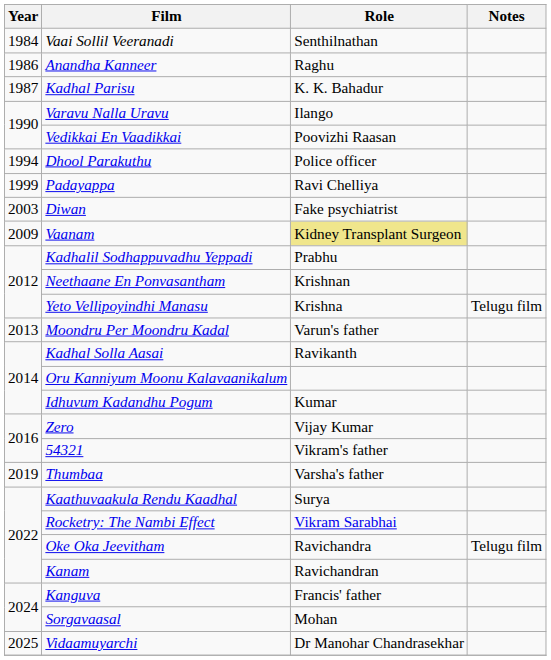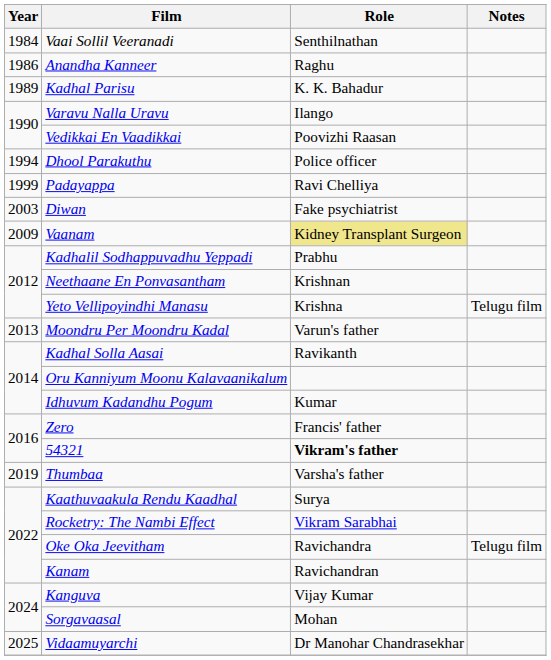(23, 88) 1987 -> (23, 88) 1989
(334, 426) Vijay Kumar -> (338, 426) Francis' father
(341, 450) normal -> (346, 450) bold
(338, 595) Francis' father -> (334, 595) Vijay Kumar
